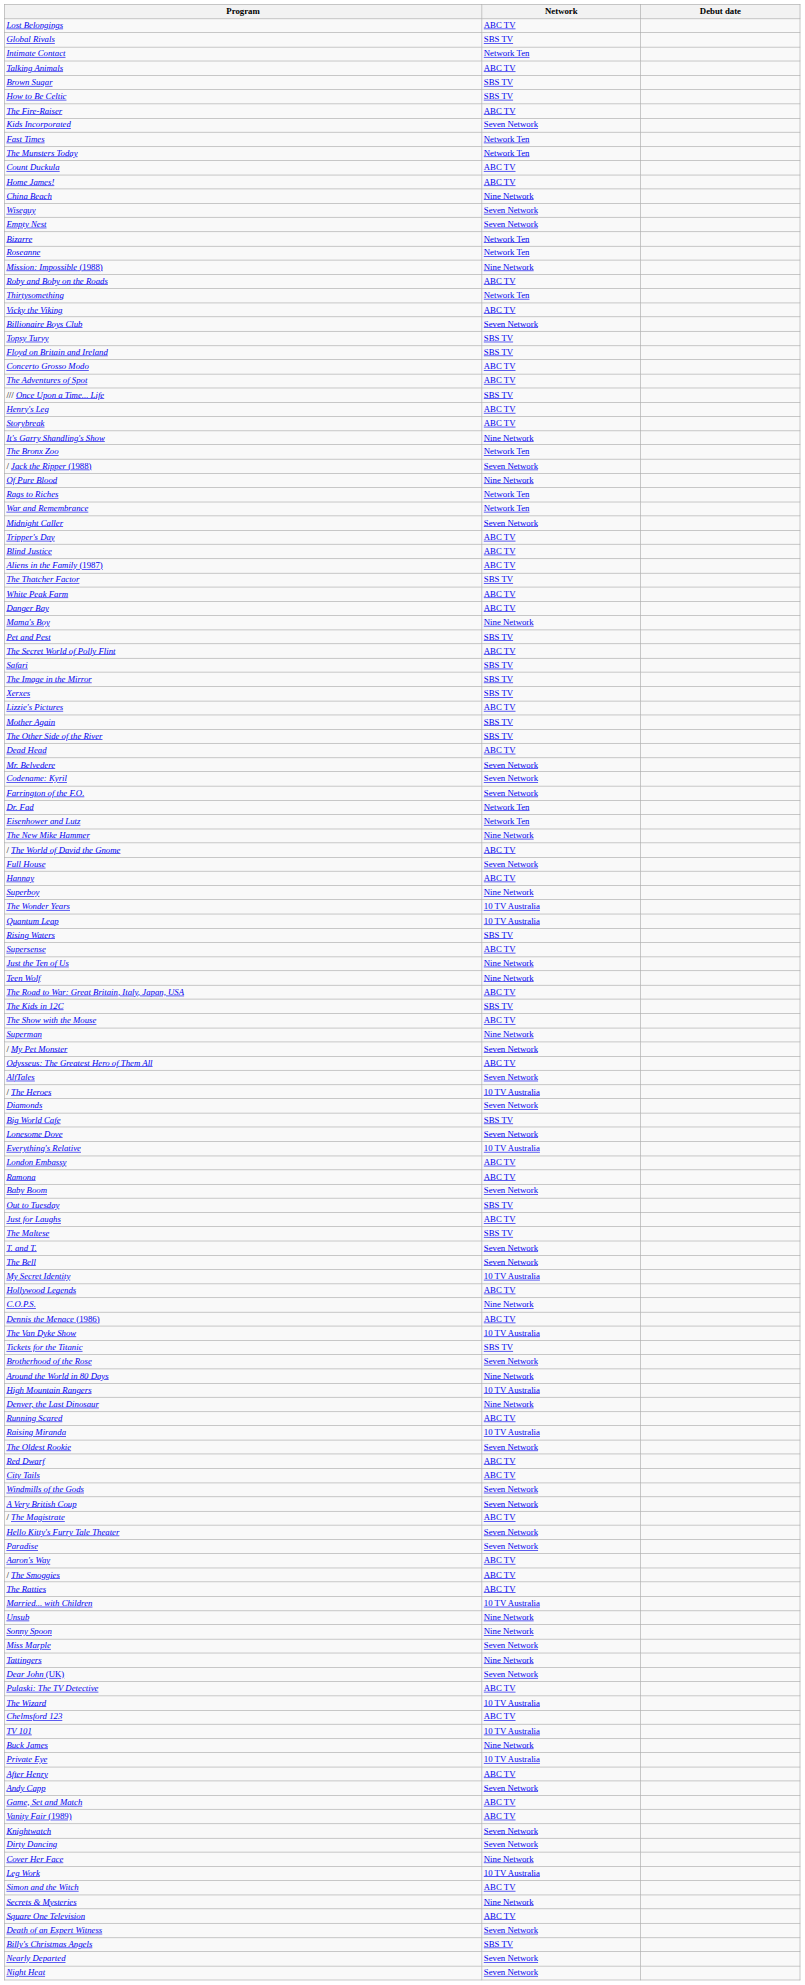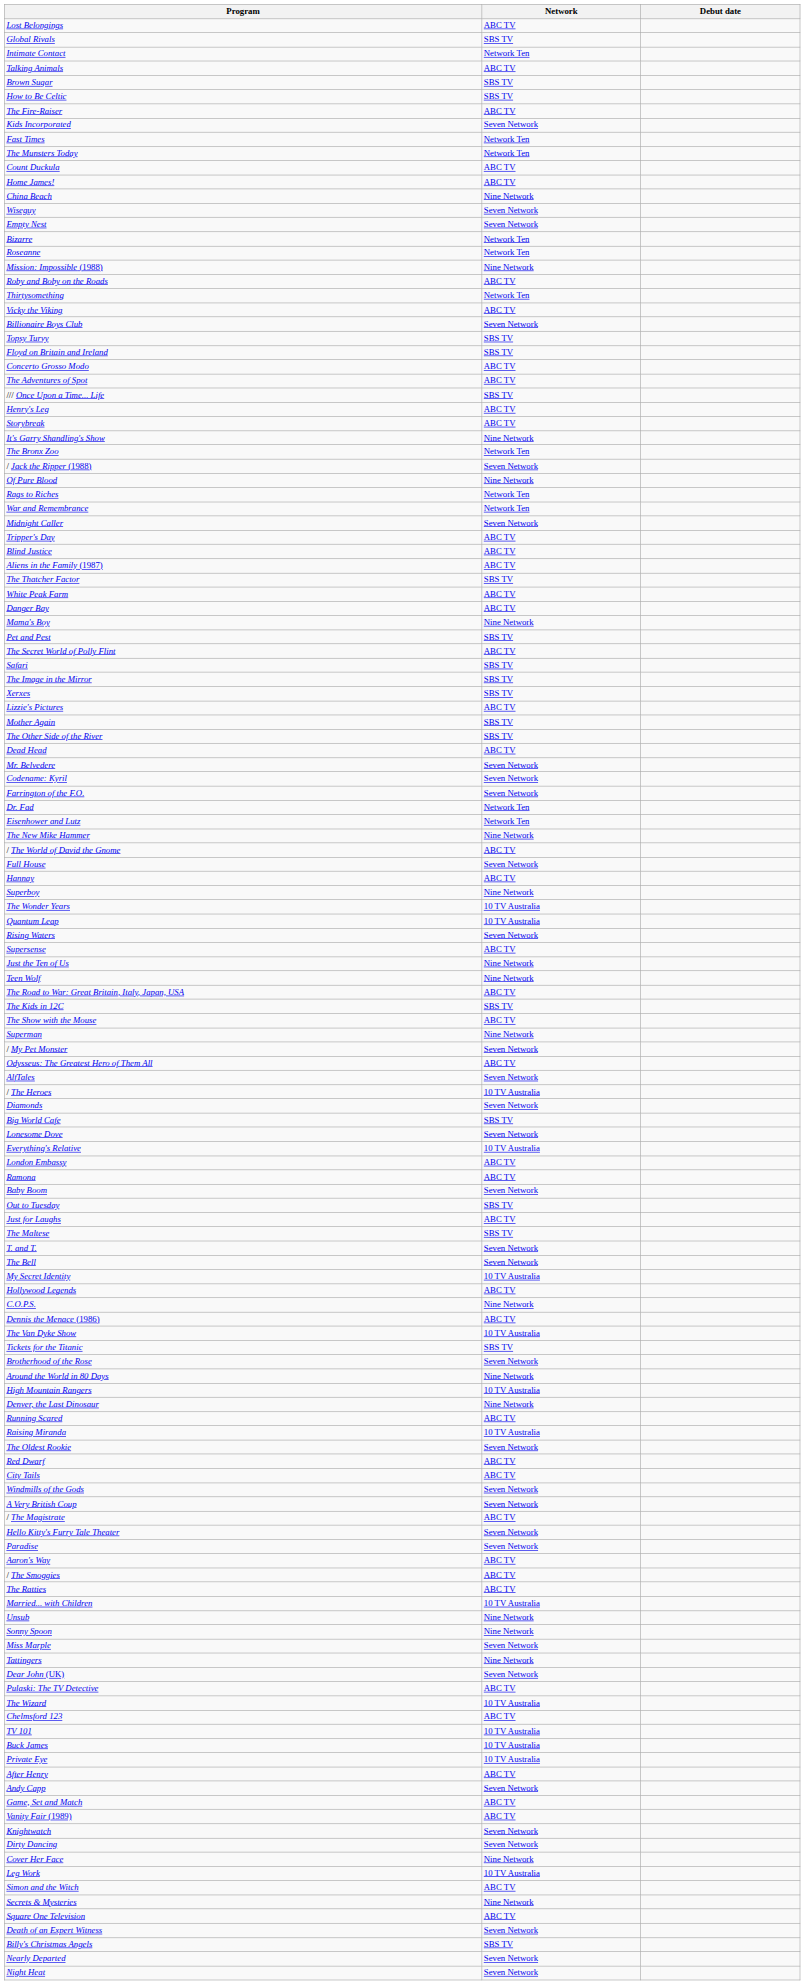(498, 935) SBS TV -> (511, 935) Seven Network
(509, 1745) Nine Network -> (512, 1745) 10 TV Australia
